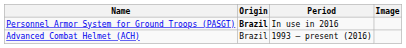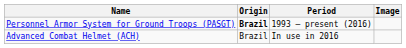(305, 24) In use in 2016 -> (322, 24) 1993 – present (2016)
(322, 37) 1993 – present (2016) -> (305, 37) In use in 2016
